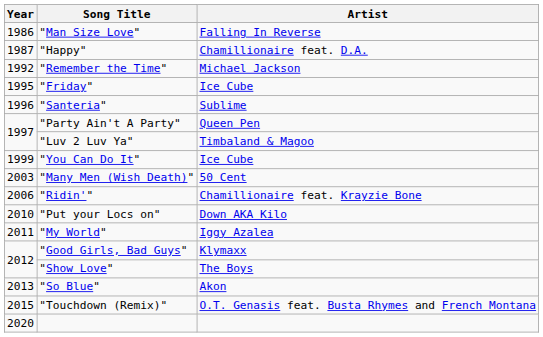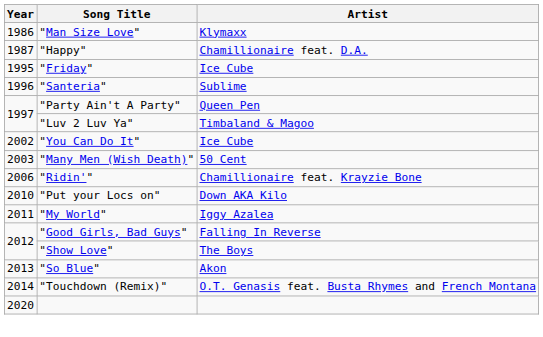(260, 32) Falling In Reverse -> (223, 32) Klymaxx
- row: (103, 68)
(21, 159) 1999 -> (21, 141) 2002
(223, 250) Klymaxx -> (260, 232) Falling In Reverse
(21, 305) 2015 -> (21, 287) 2014
